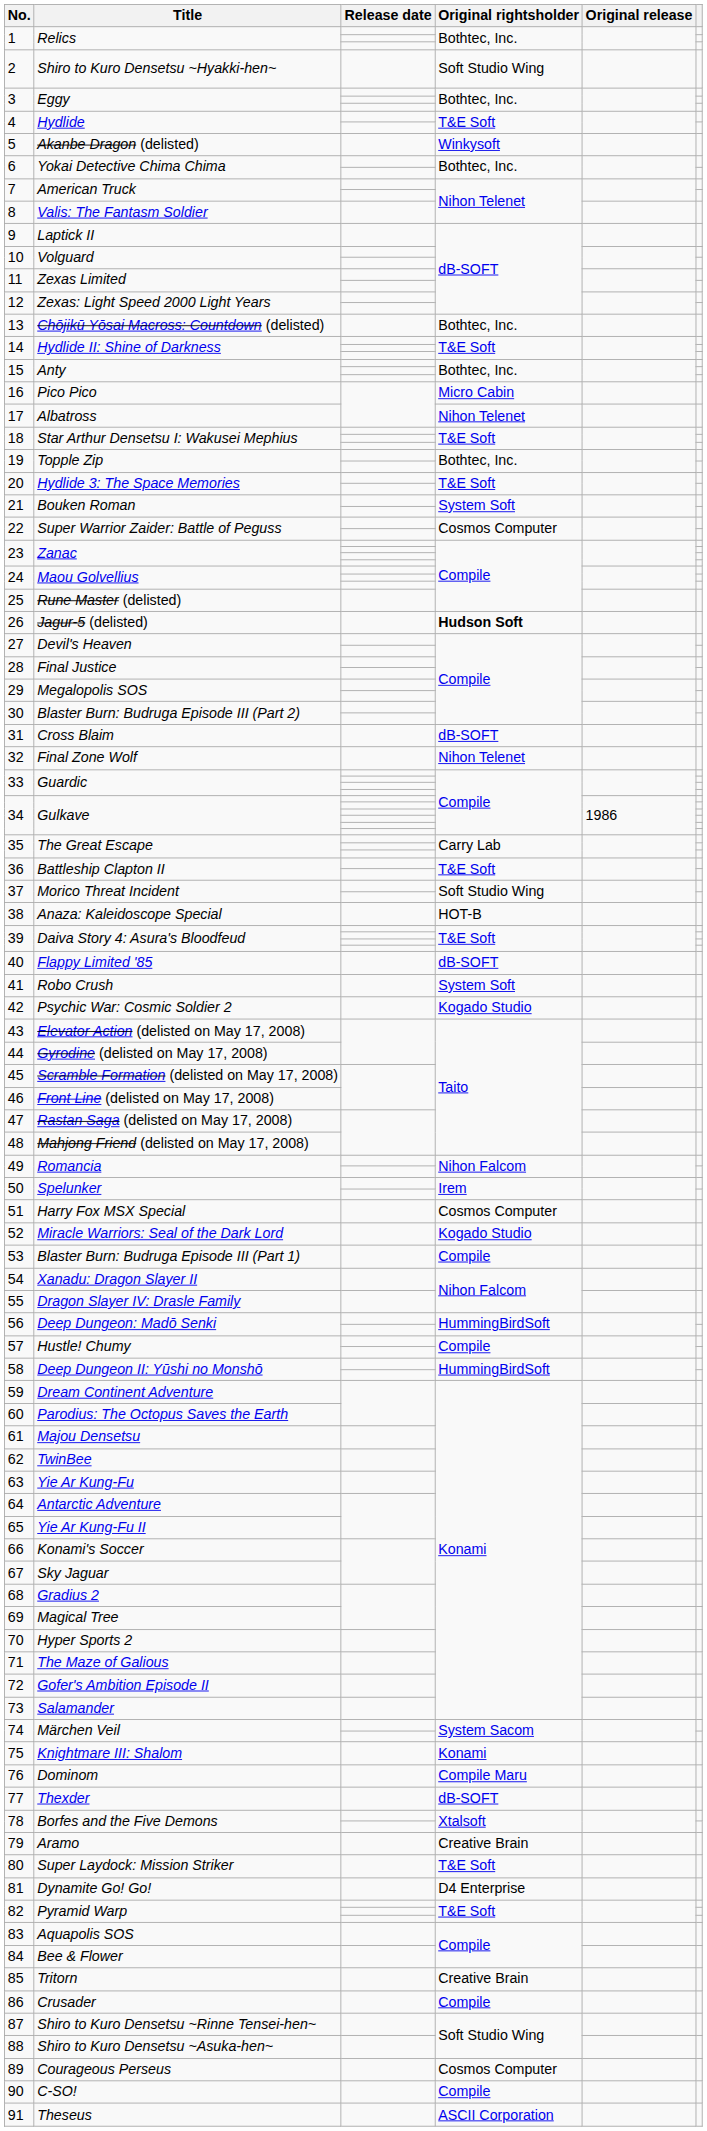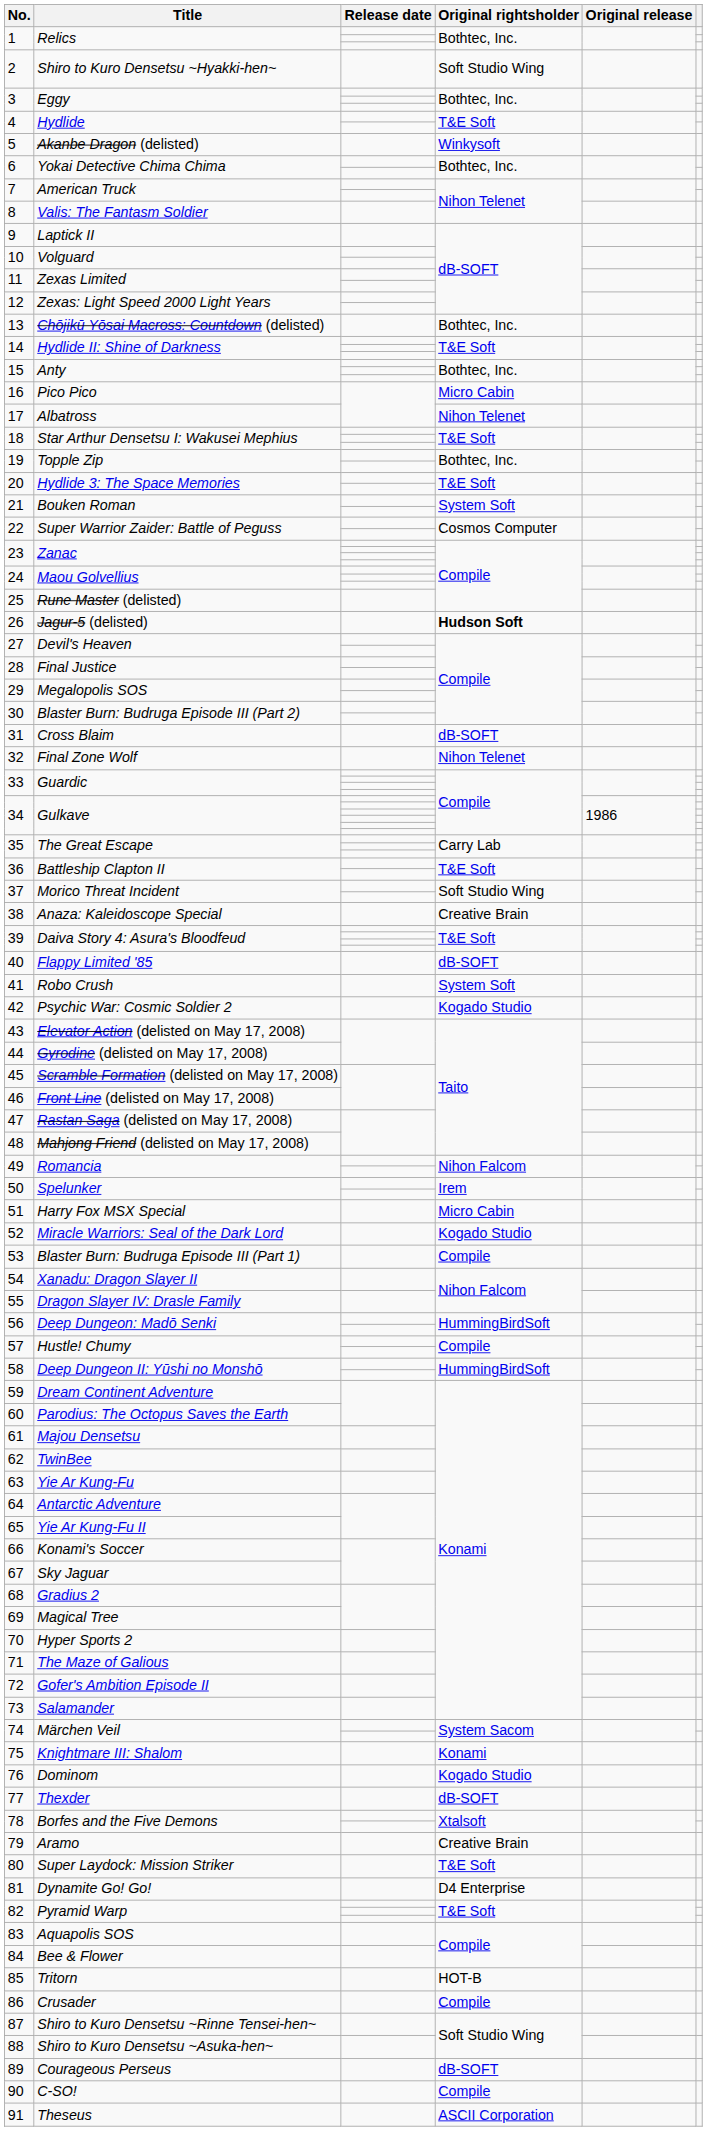(460, 914) HOT-B -> (483, 914) Creative Brain
(498, 1211) Cosmos Computer -> (476, 1211) Micro Cabin
(483, 1775) Compile Maru -> (485, 1775) Kogado Studio
(483, 1979) Creative Brain -> (460, 1979) HOT-B
(498, 2069) Cosmos Computer -> (468, 2069) dB-SOFT
